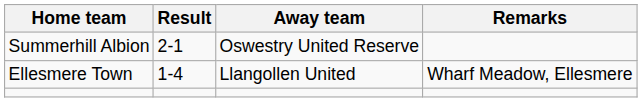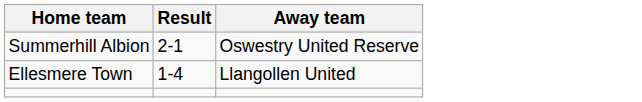- column: (530, 18)
